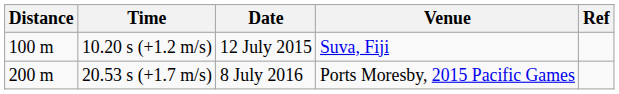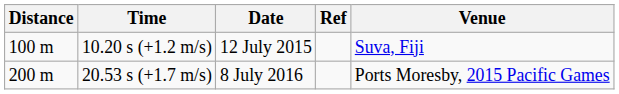columns swapped: (447, 18) <-> (596, 18)
